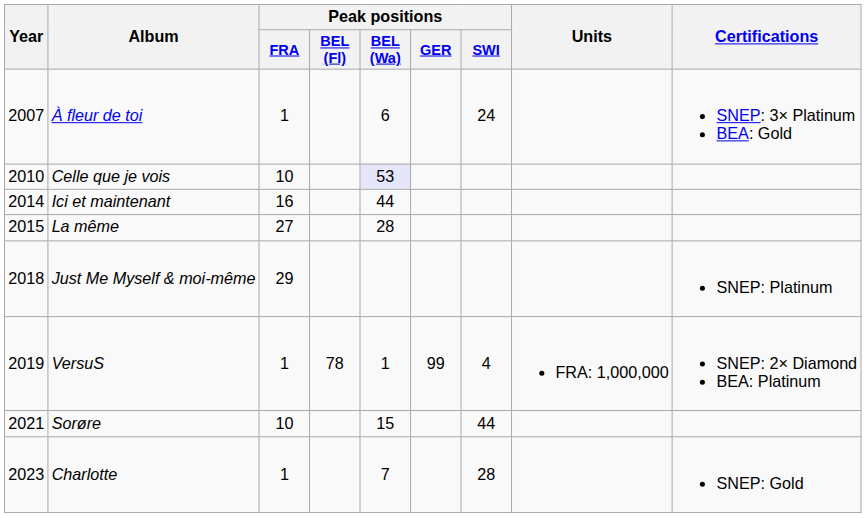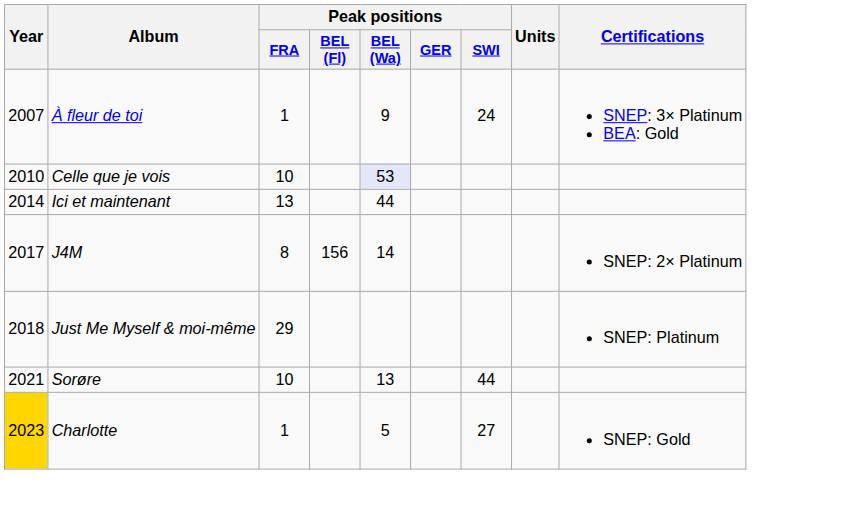(385, 116) 6 -> (385, 116) 9
(284, 202) 16 -> (284, 202) 13
- row: (85, 227)
+ row: (67, 252)
- row: (78, 363)
(385, 423) 15 -> (385, 379) 13
(26, 474) no background -> (26, 430) gold background
(385, 474) 7 -> (385, 430) 5
(486, 474) 28 -> (486, 430) 27
